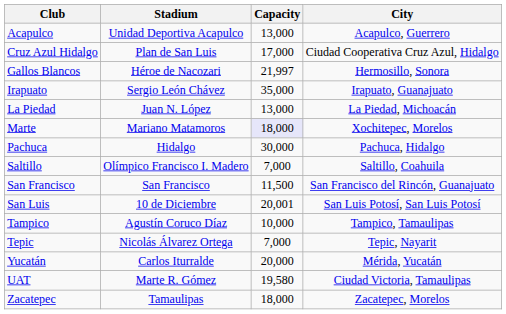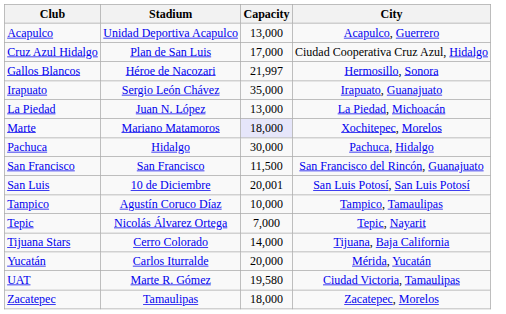- row: (24, 166)
+ row: (39, 242)
